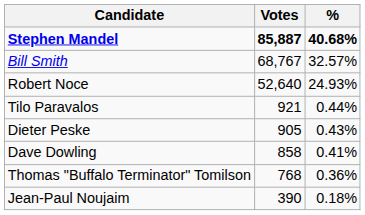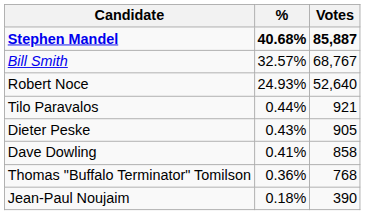columns swapped: (280, 15) <-> (333, 15)
